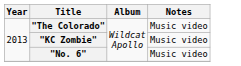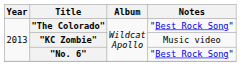(179, 26) Music video -> (192, 26) "Best Rock Song"
(179, 54) Music video -> (192, 54) "Best Rock Song"
